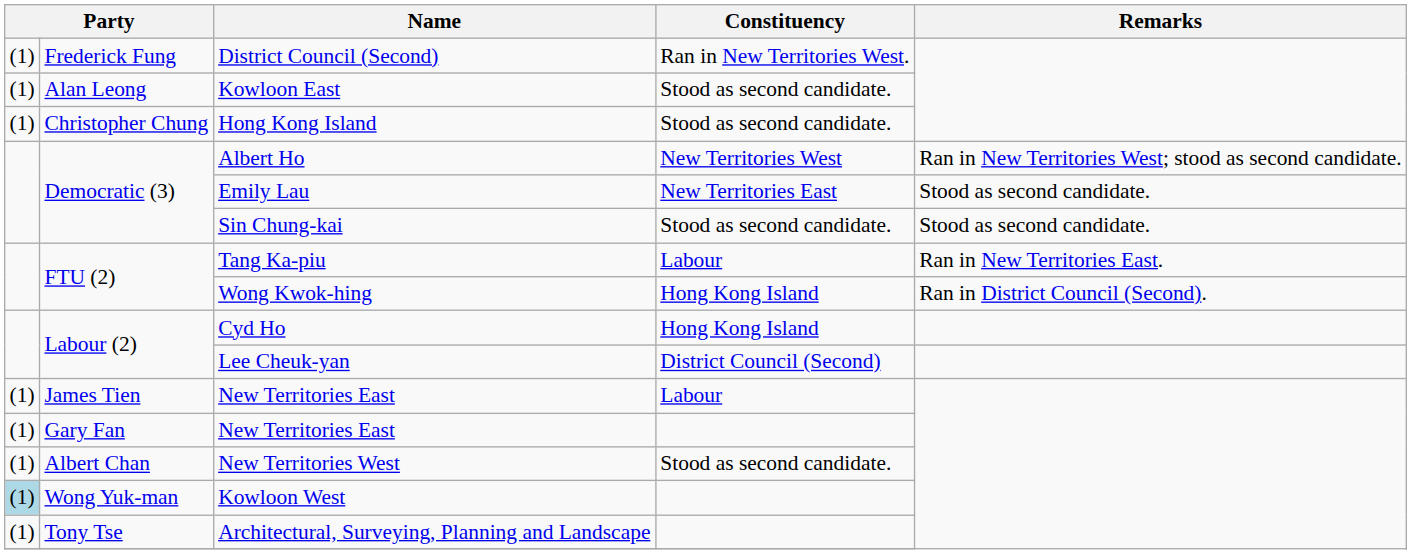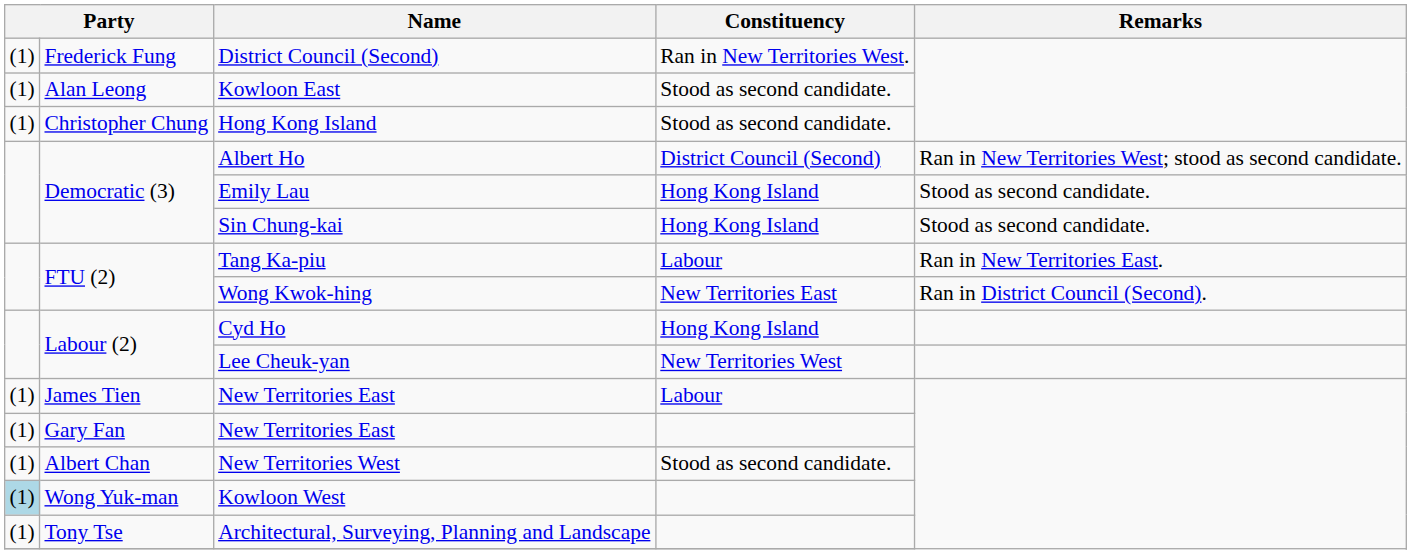(751, 157) New Territories West -> (770, 157) District Council (Second)
(749, 191) New Territories East -> (739, 191) Hong Kong Island
(776, 225) Stood as second candidate. -> (739, 225) Hong Kong Island
(739, 293) Hong Kong Island -> (749, 293) New Territories East
(770, 361) District Council (Second) -> (751, 361) New Territories West
